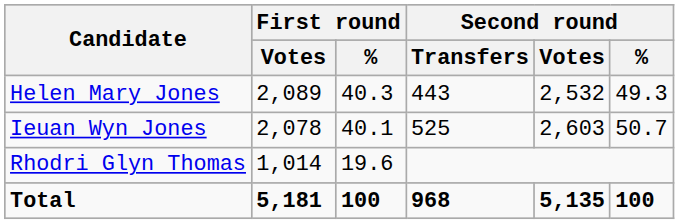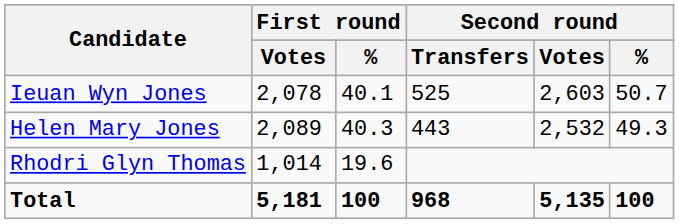rows swapped: (108, 129) <-> (115, 94)
